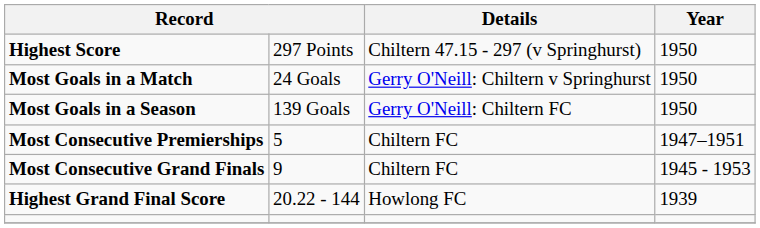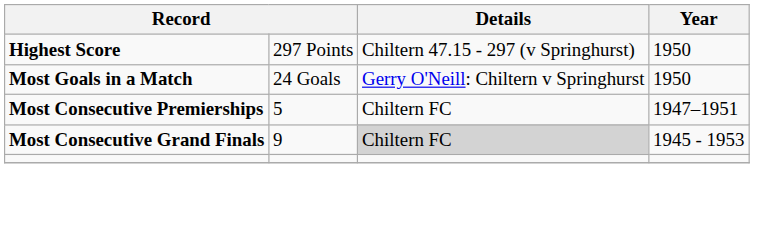- row: (102, 109)
(413, 169) no background -> (407, 139) lightgrey background
- row: (117, 199)
